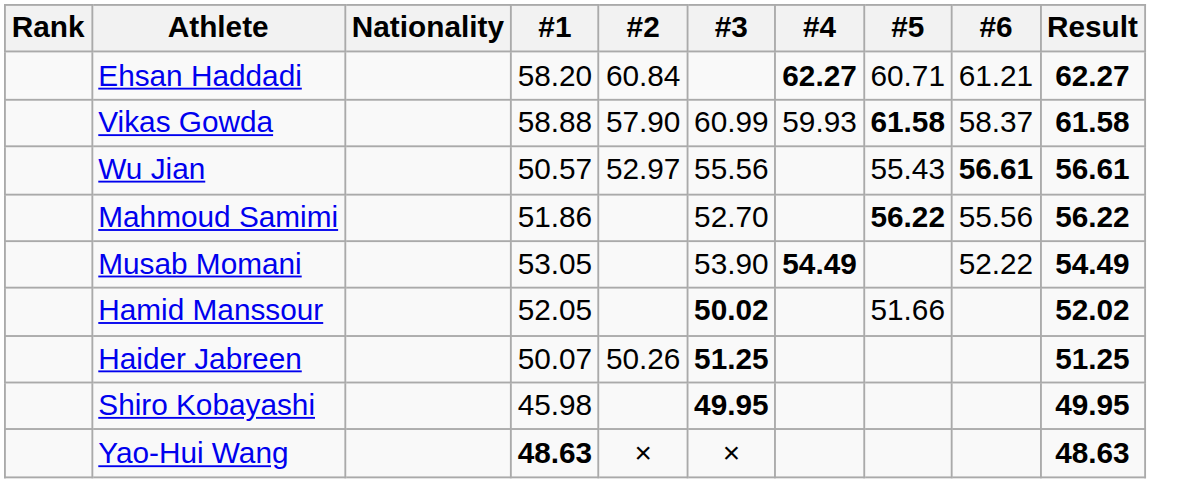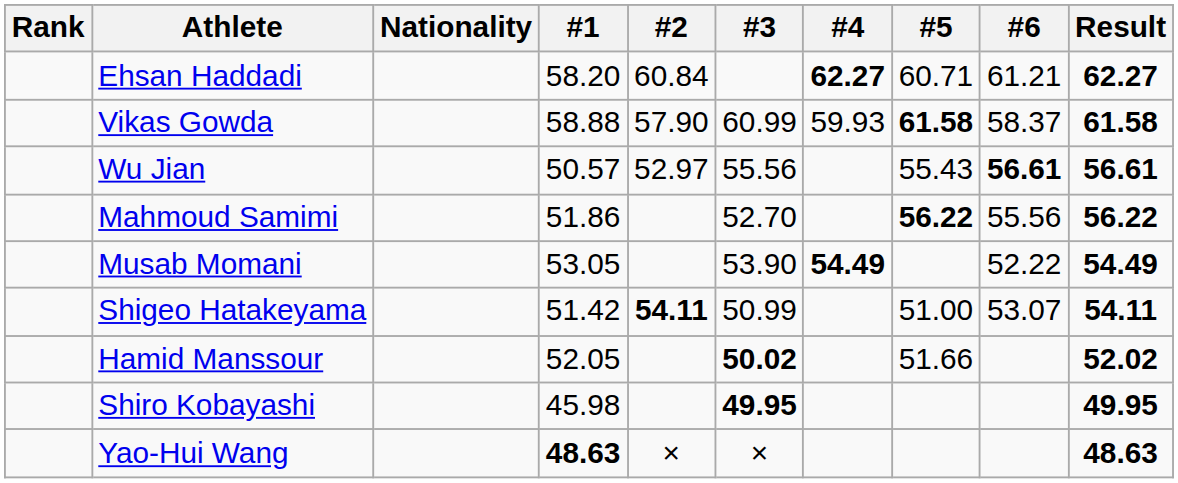+ row: (232, 311)
- row: (200, 358)
